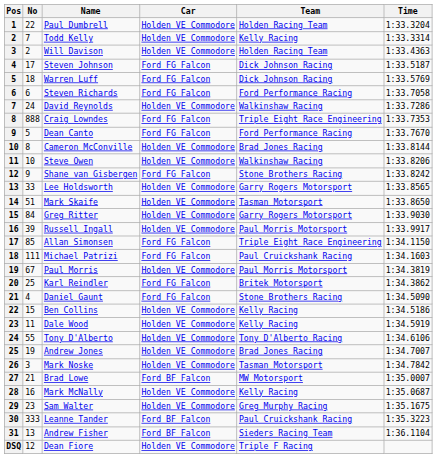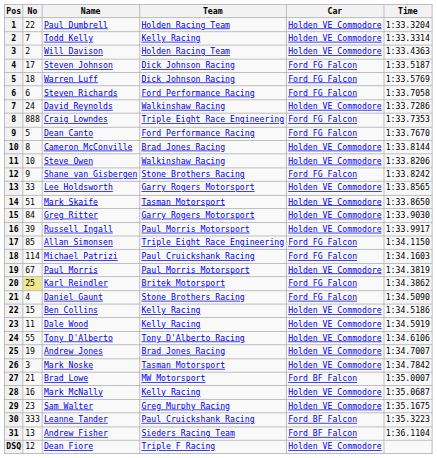columns swapped: (188, 11) <-> (310, 11)
(33, 256) 111 -> (33, 256) 114
(30, 284) no background -> (30, 284) khaki background
